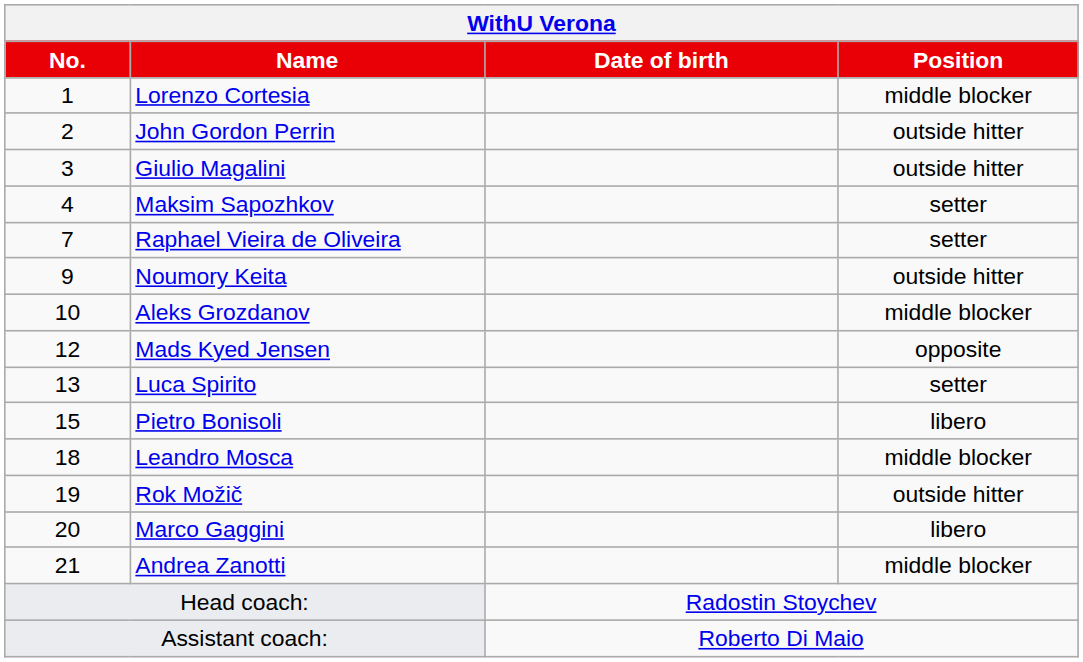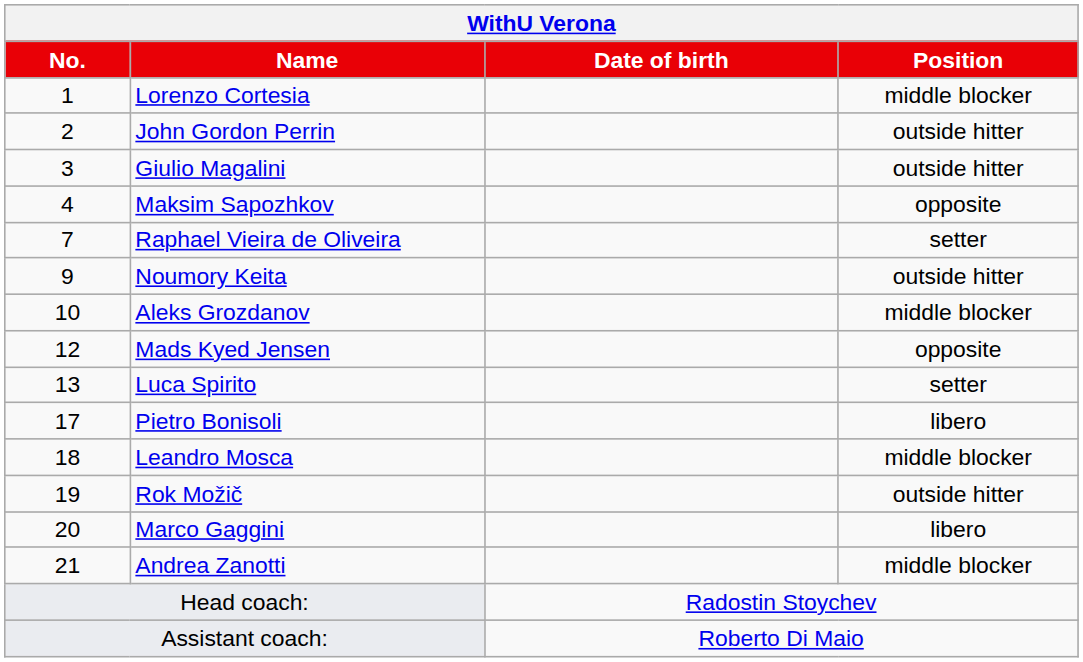(958, 204) setter -> (958, 204) opposite
(67, 421) 15 -> (67, 421) 17
